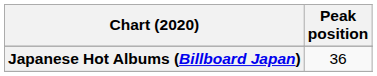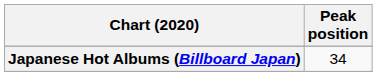(338, 58) 36 -> (338, 58) 34
